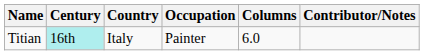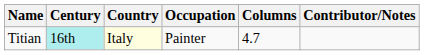(120, 38) no background -> (120, 38) lightyellow background
(251, 38) 6.0 -> (251, 38) 4.7
